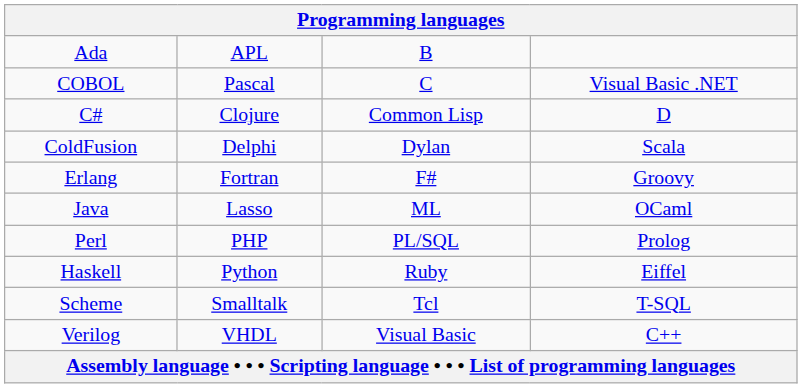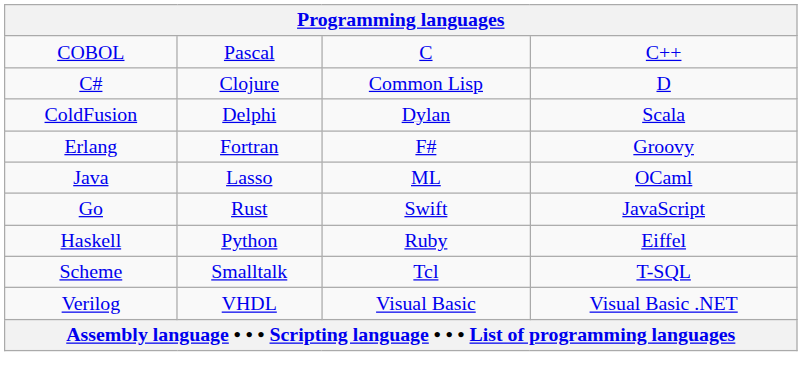- row: (91, 51)
(664, 83) Visual Basic .NET -> (664, 51) C++
- row: (91, 240)
+ row: (91, 209)
(664, 334) C++ -> (664, 303) Visual Basic .NET
